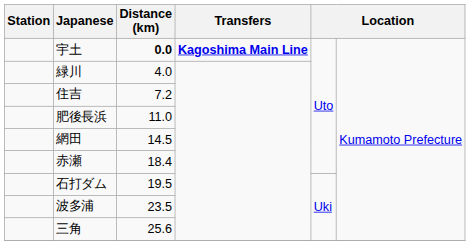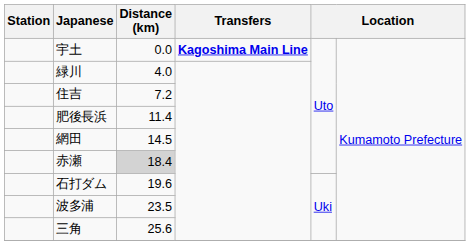(163, 49) bold -> (163, 49) normal
(160, 117) 11.0 -> (160, 117) 11.4
(160, 162) no background -> (160, 162) lightgrey background
(160, 184) 19.5 -> (160, 184) 19.6
